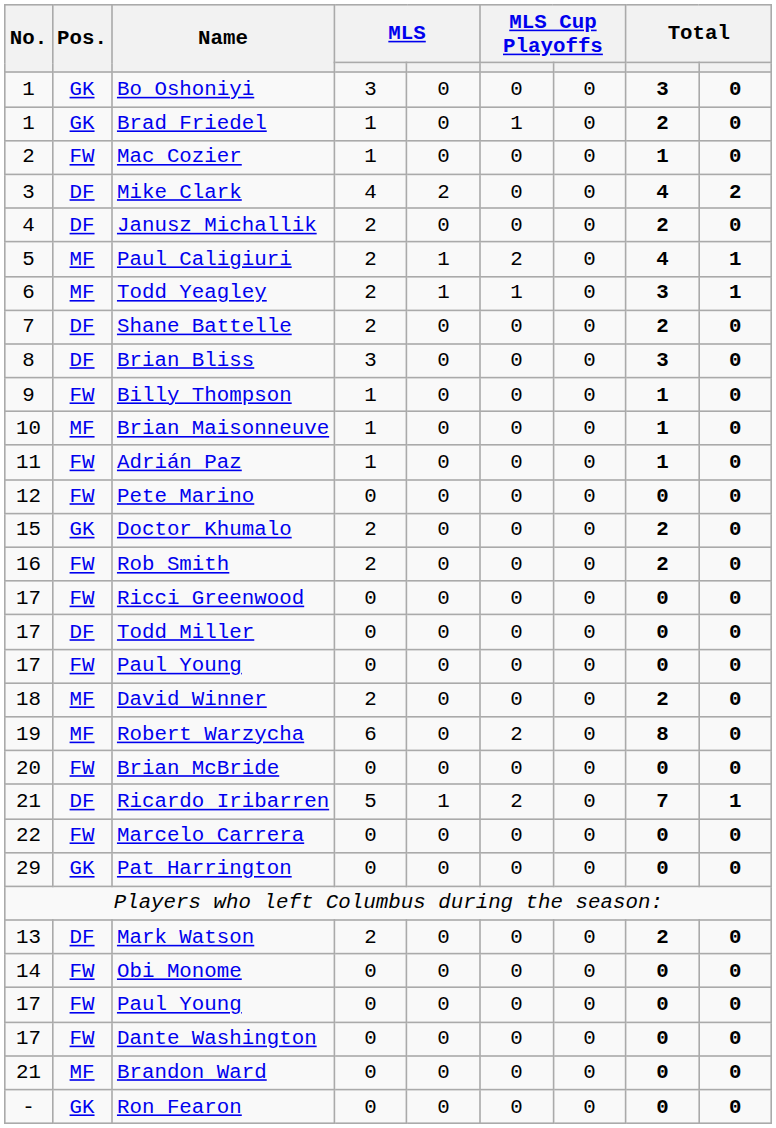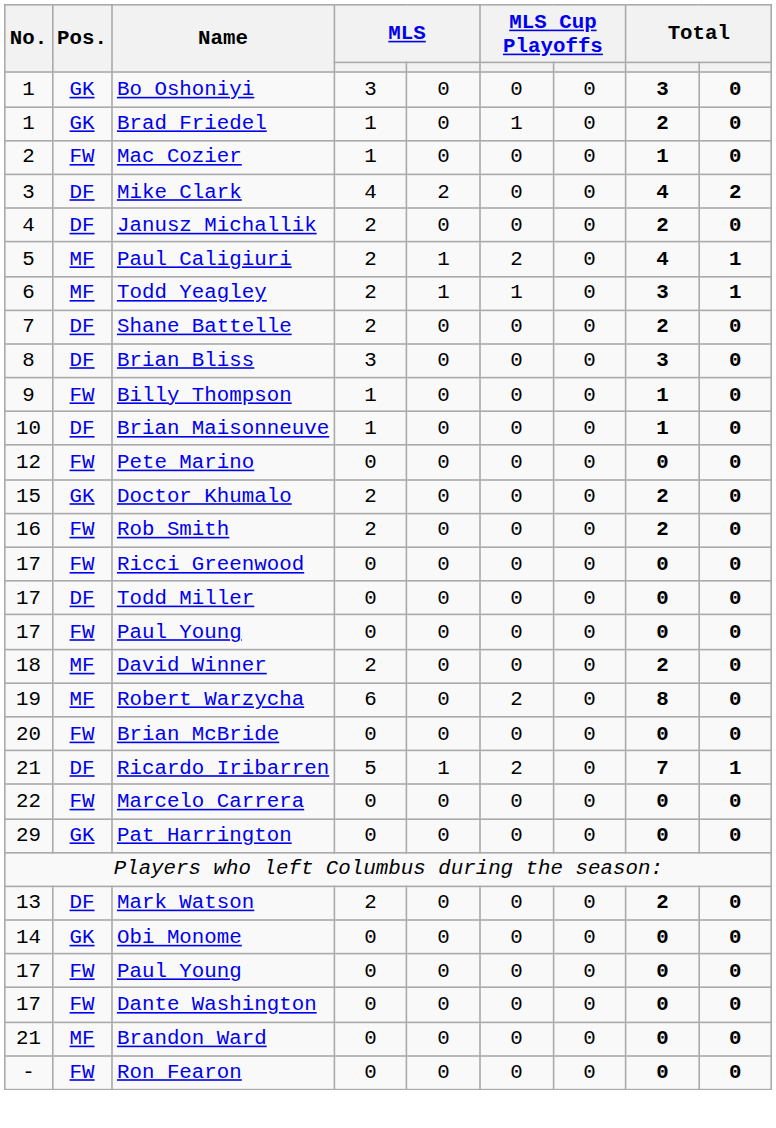(82, 429) MF -> (82, 429) DF
- row: (28, 462)
(82, 971) FW -> (82, 937) GK
(82, 1107) GK -> (82, 1073) FW
